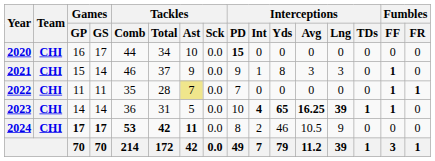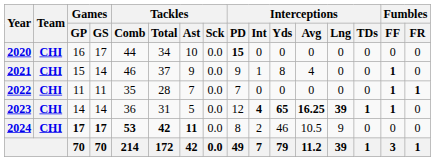(311, 71) 3 -> (311, 71) 4
(341, 71) 3 -> (341, 71) 0
(191, 90) khaki background -> (191, 90) no background
(238, 109) 10 -> (238, 109) 12
